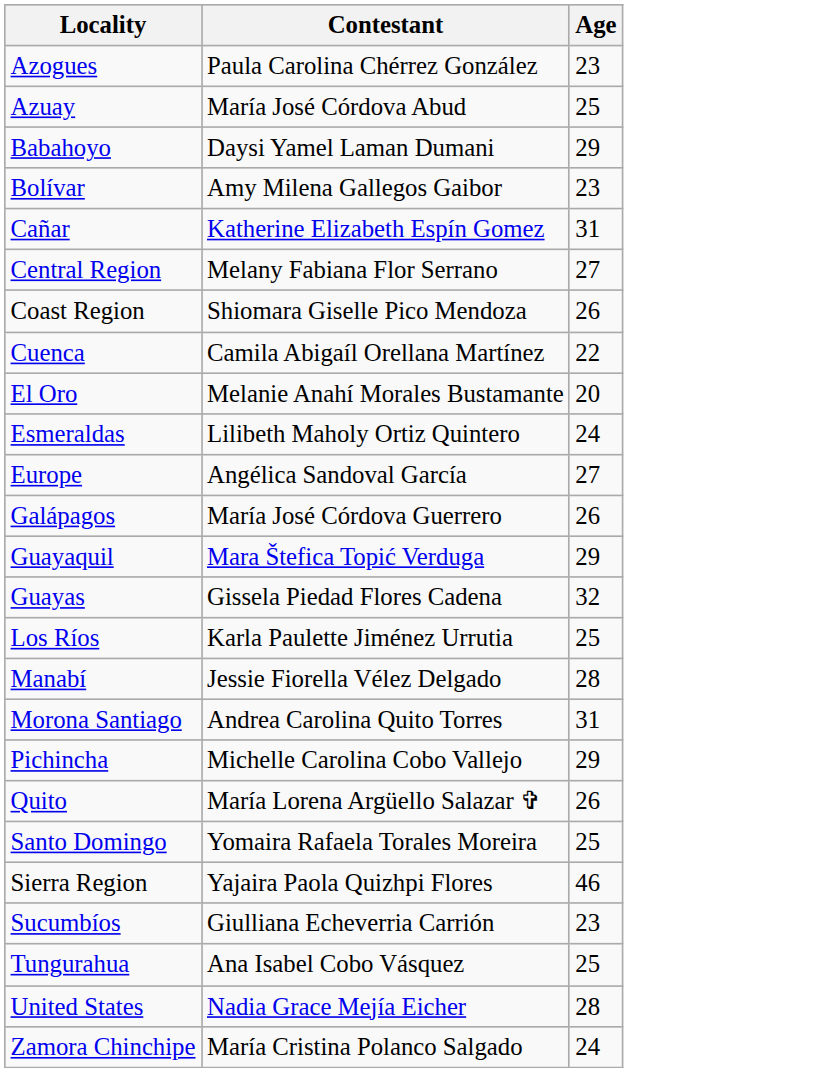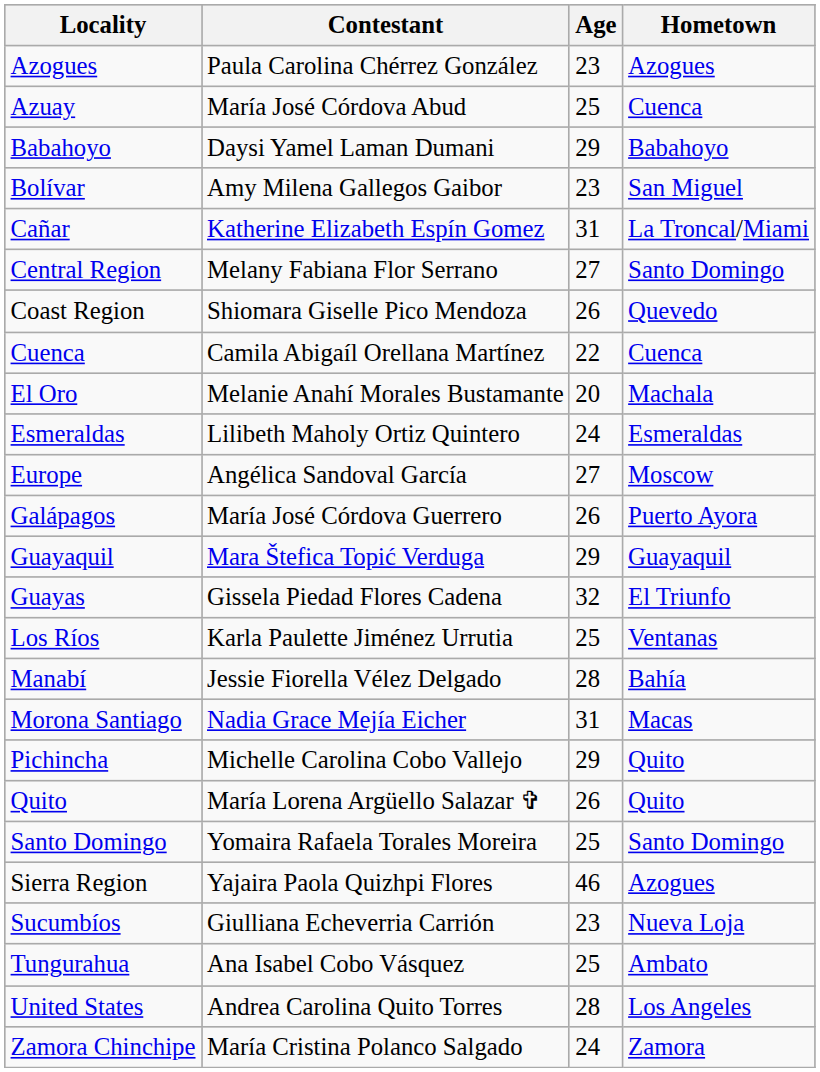+ column: (719, 25)
(355, 719) Andrea Carolina Quito Torres -> (337, 719) Nadia Grace Mejía Eicher
(337, 1005) Nadia Grace Mejía Eicher -> (355, 1005) Andrea Carolina Quito Torres
